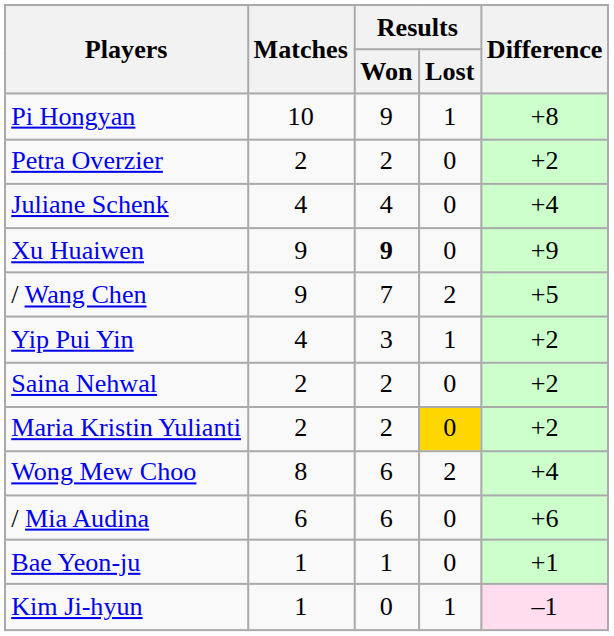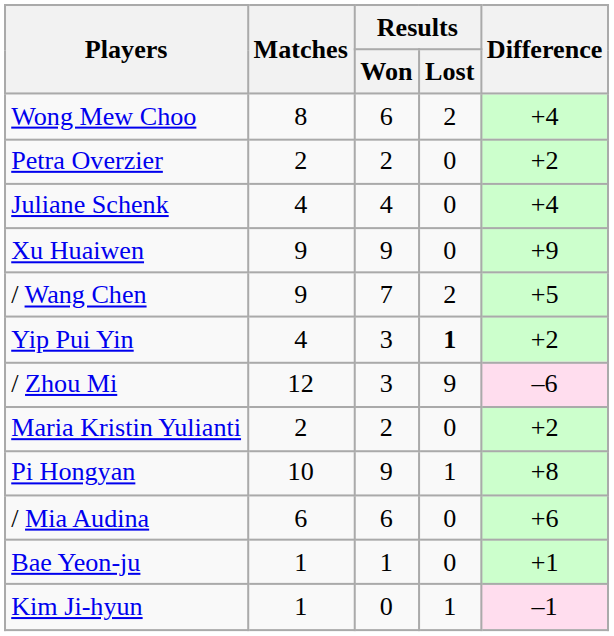rows swapped: (73, 115) <-> (104, 472)
(386, 249) bold -> (386, 249) normal
(450, 338) normal -> (450, 338) bold
+ row: (64, 383)
- row: (84, 383)
(450, 428) gold background -> (450, 428) no background
